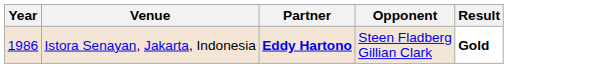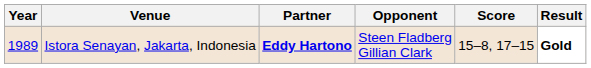+ column: (496, 16)
(23, 45) 1986 -> (23, 45) 1989
